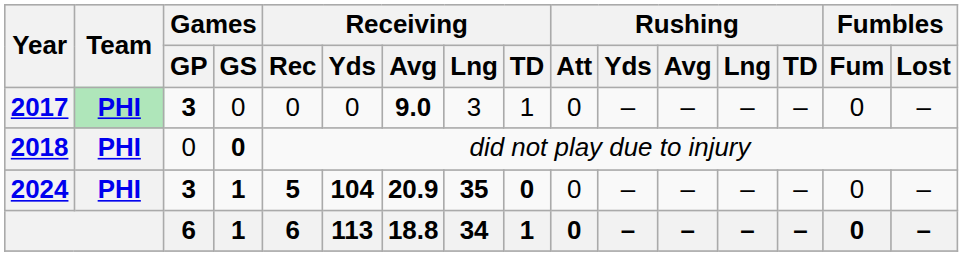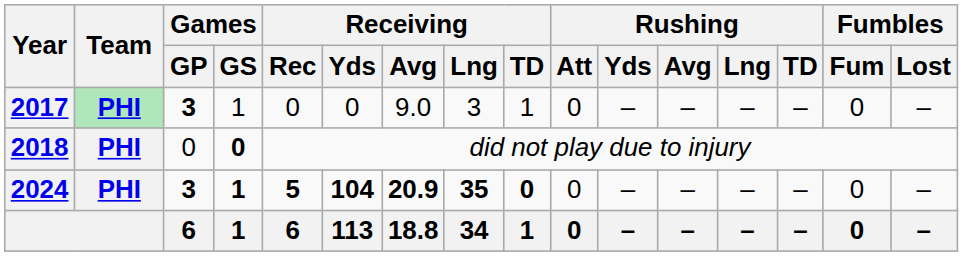(238, 107) 0 -> (238, 107) 1
(413, 107) bold -> (413, 107) normal
